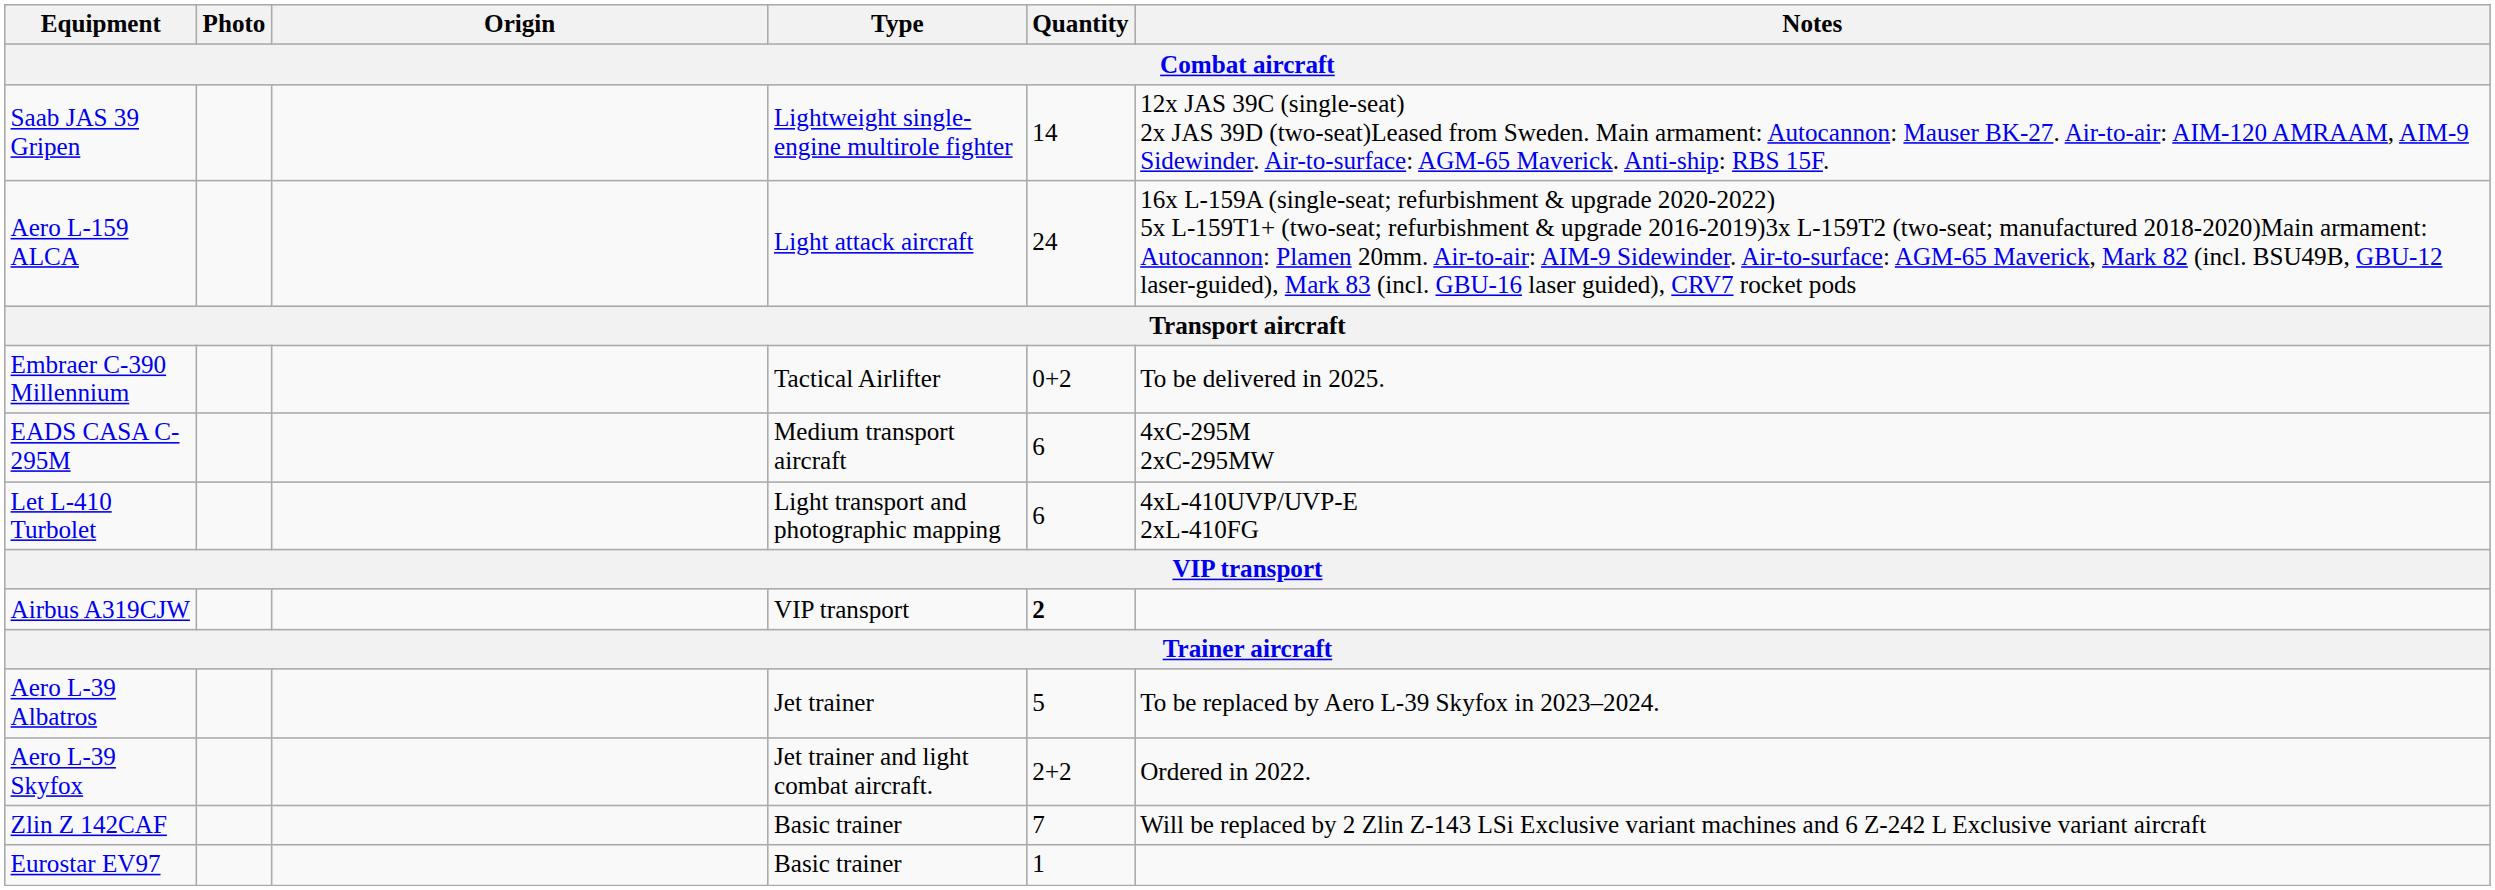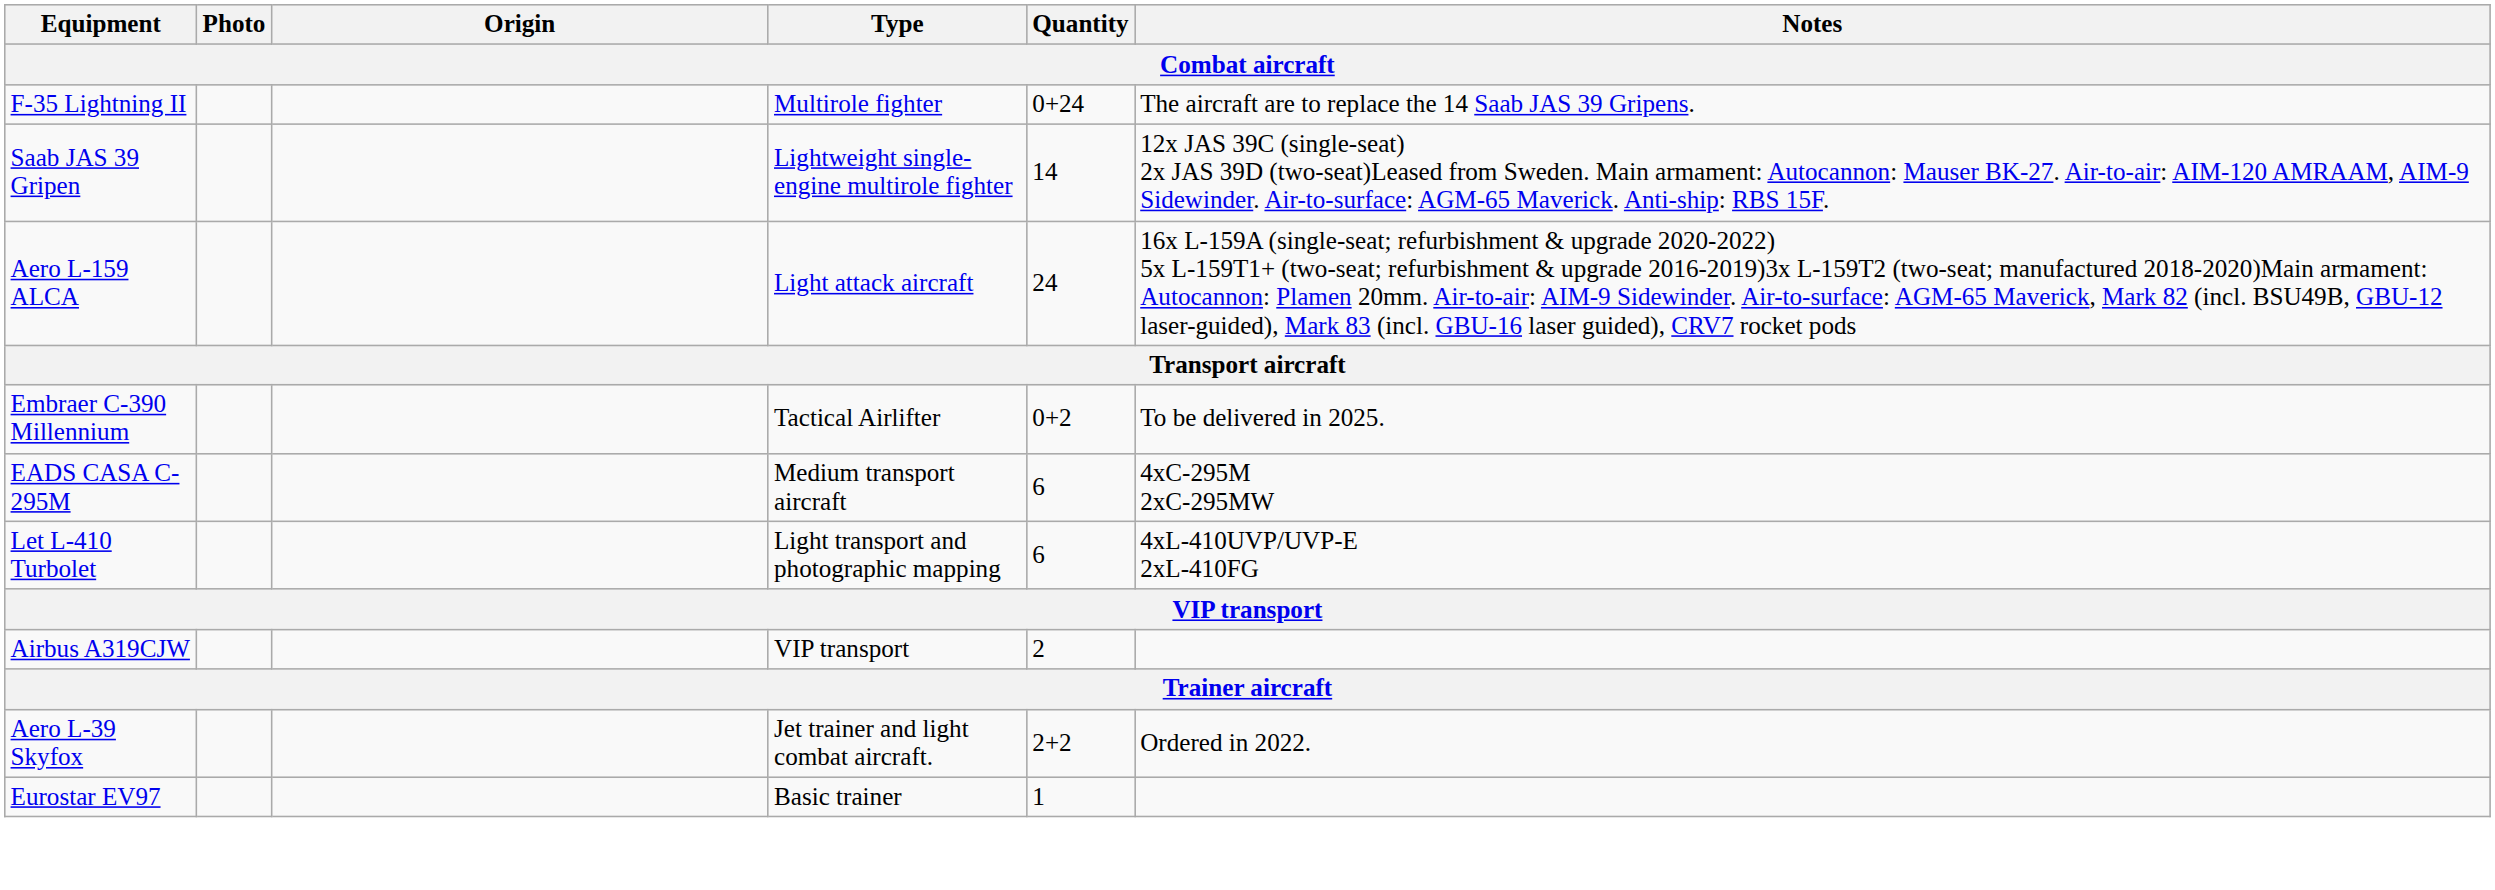+ row: (98, 104)
(1039, 609) bold -> (1039, 648) normal
- row: (63, 702)
- row: (89, 824)
